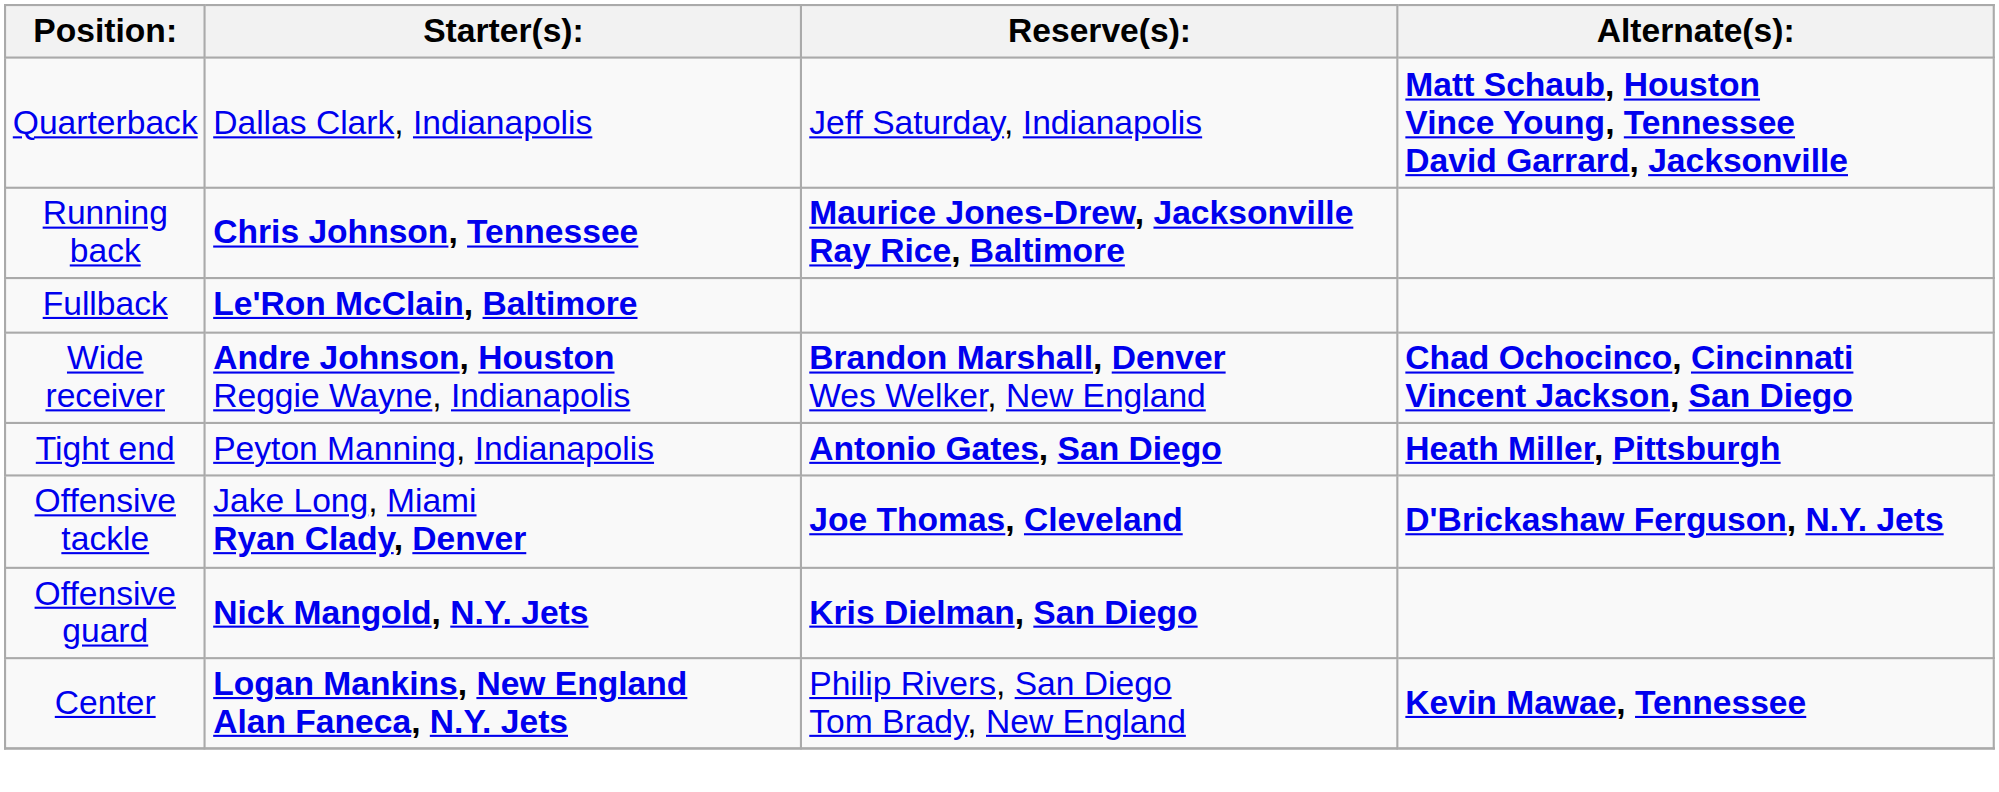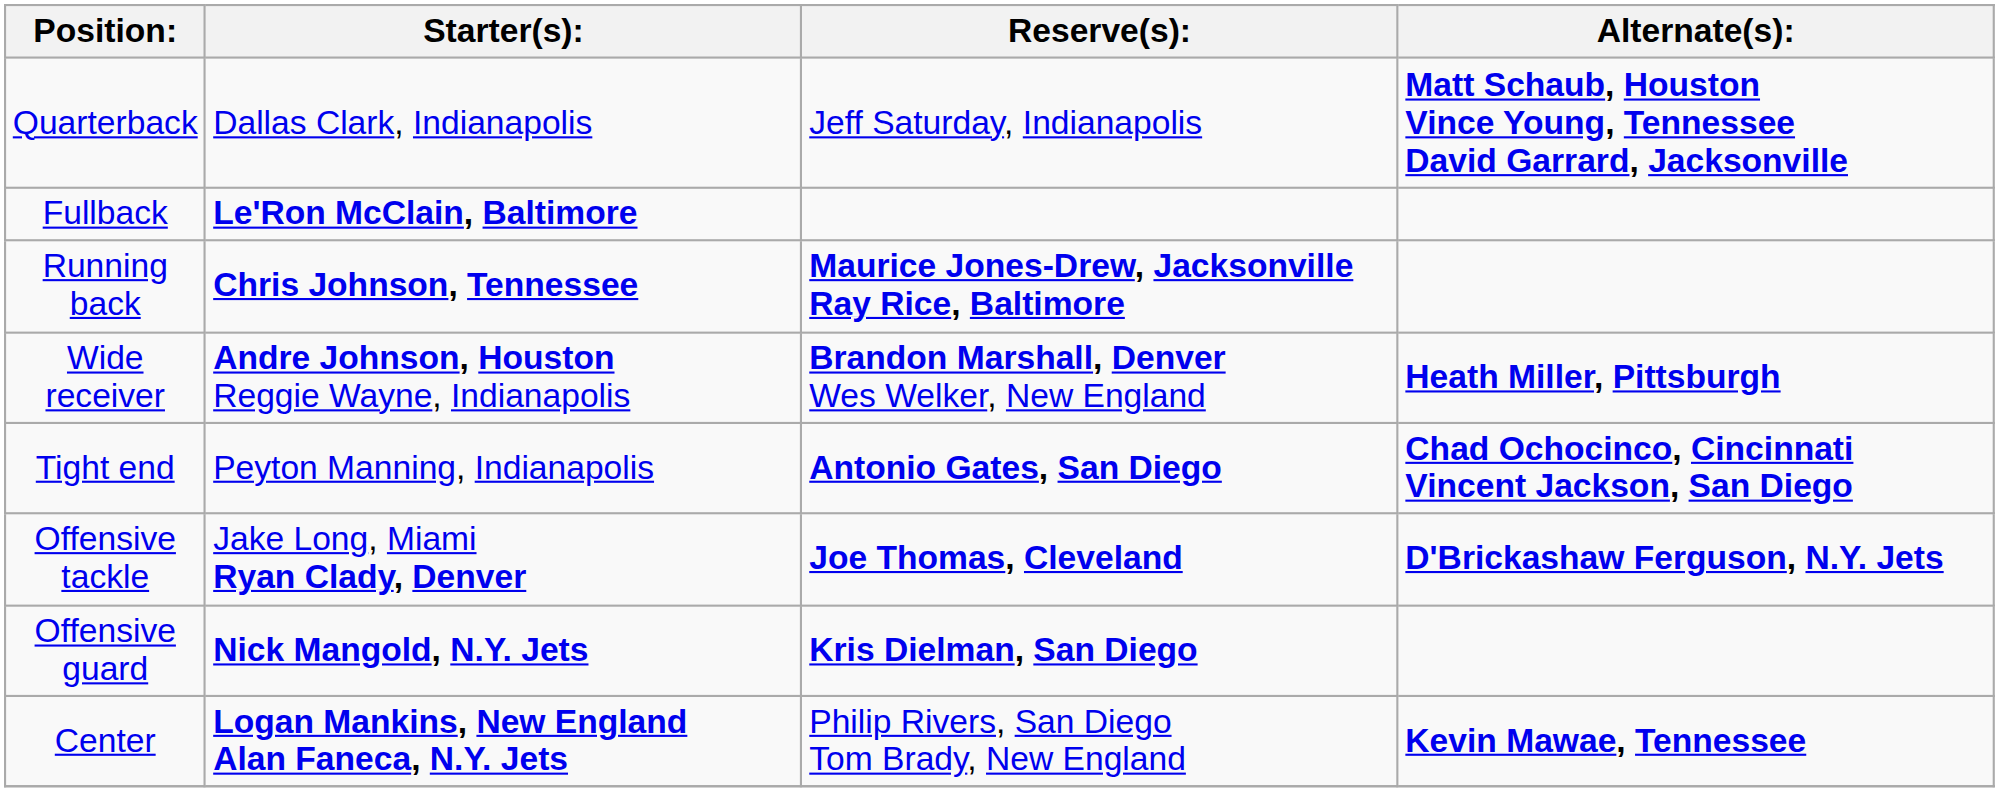rows swapped: (105, 232) <-> (105, 304)
(1629, 376) Chad Ochocinco, Cincinnati Vincent Jackson, San Diego -> (1593, 376) Heath Miller, Pittsburgh
(1593, 448) Heath Miller, Pittsburgh -> (1629, 467) Chad Ochocinco, Cincinnati Vincent Jackson, San Diego
